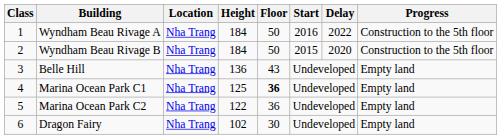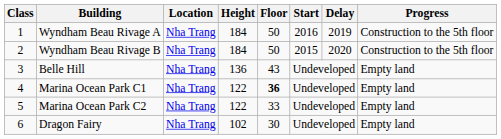(340, 32) 2022 -> (340, 32) 2019
(238, 87) 125 -> (238, 87) 122
(274, 106) 36 -> (274, 106) 33
